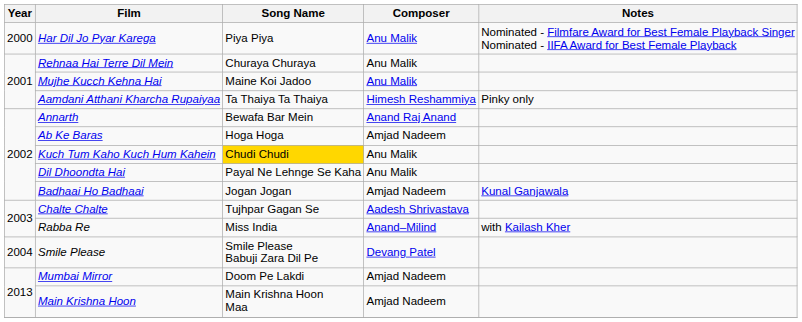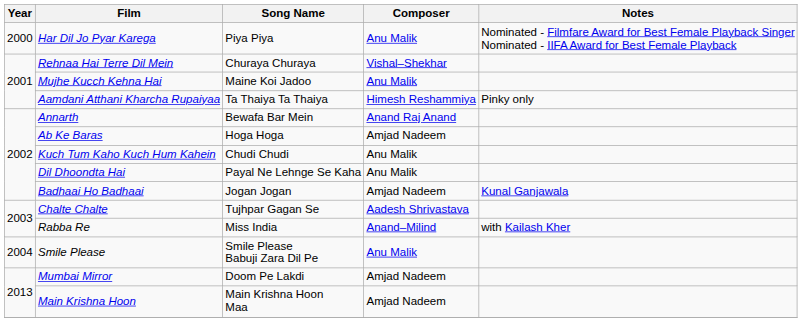(392, 63) Anu Malik -> (407, 63) Vishal–Shekhar
(257, 154) gold background -> (257, 154) no background
(401, 252) Devang Patel -> (392, 252) Anu Malik
